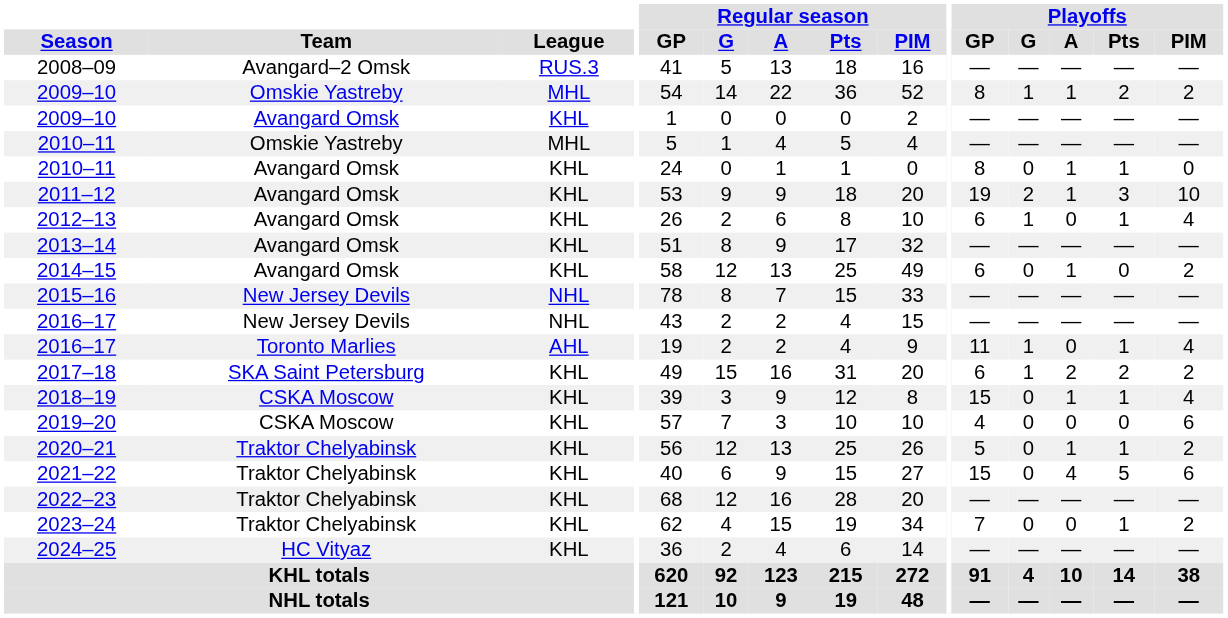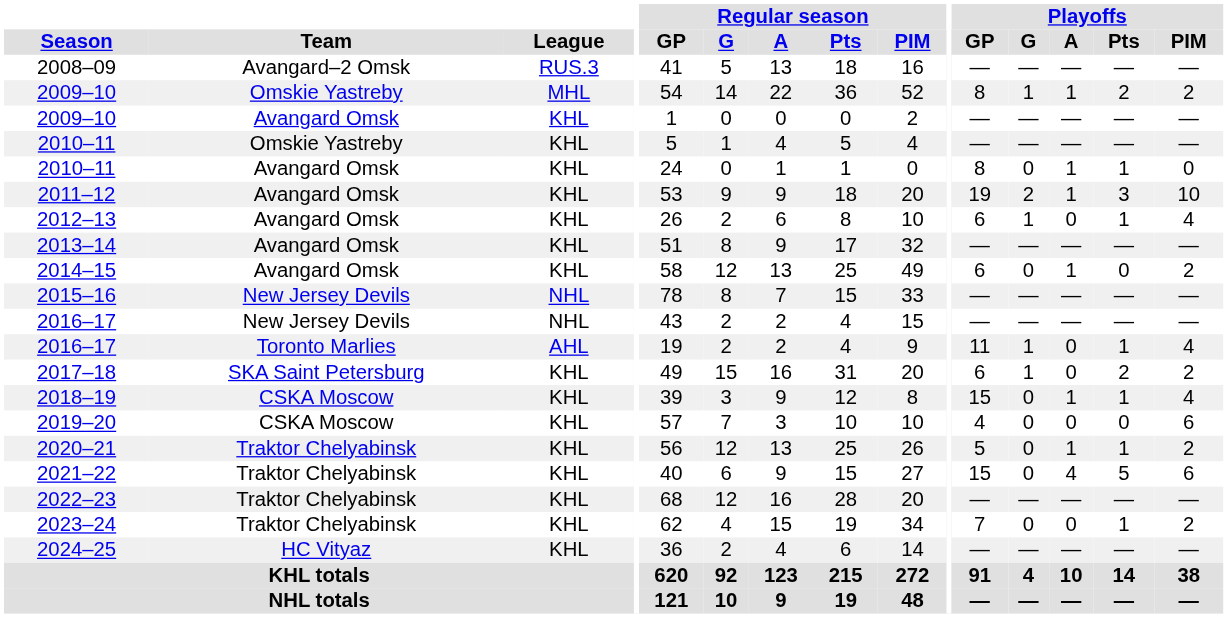(569, 143) MHL -> (569, 143) KHL
(1071, 372) 2 -> (1071, 372) 0
